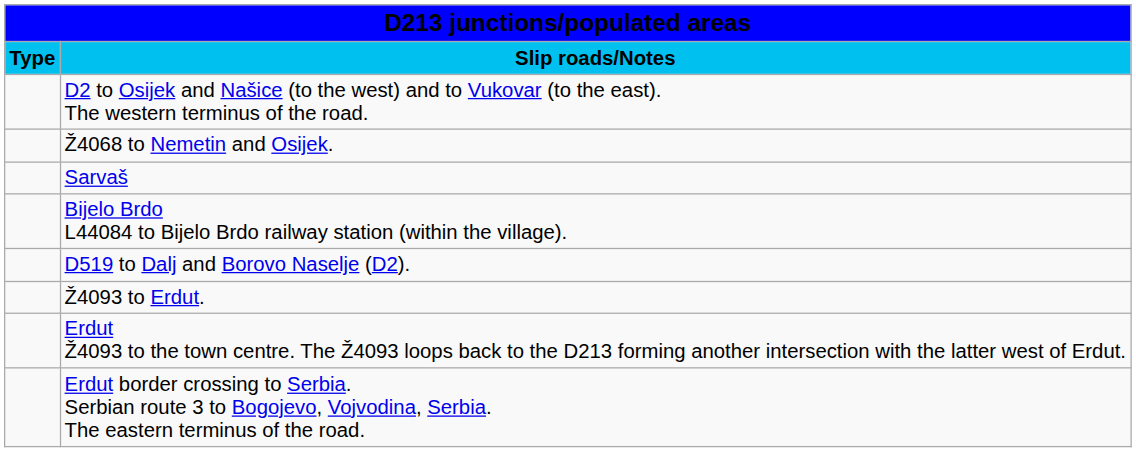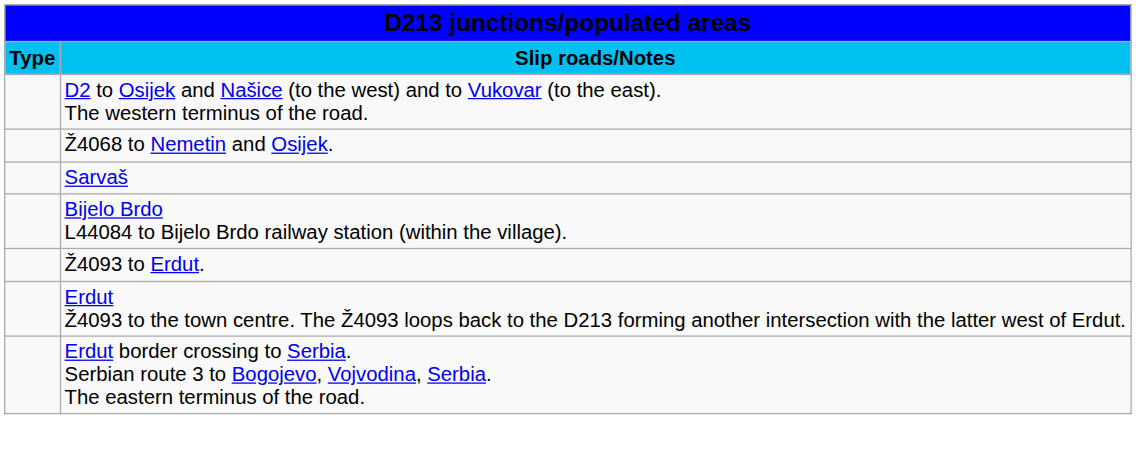- row: (237, 264)
